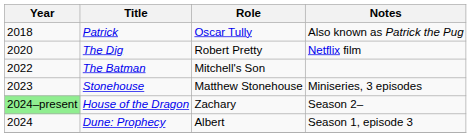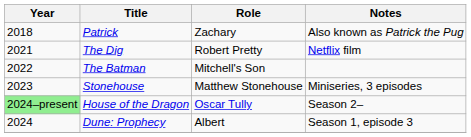(223, 31) Oscar Tully -> (215, 31) Zachary
(20, 50) 2020 -> (20, 50) 2021
(215, 104) Zachary -> (223, 104) Oscar Tully
